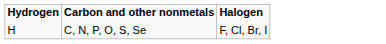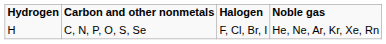+ column: (299, 13)
